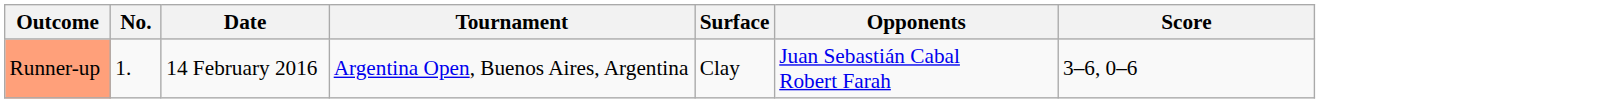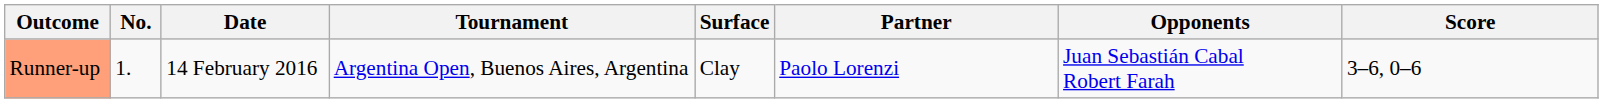+ column: (916, 21)
